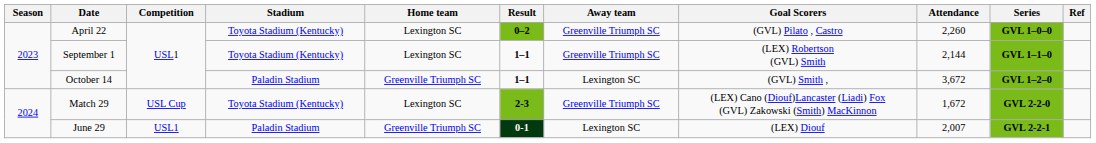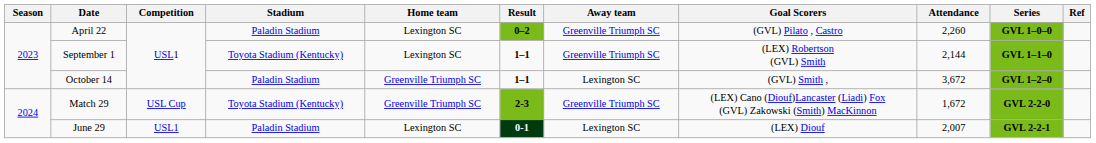(286, 31) Toyota Stadium (Kentucky) -> (286, 31) Paladin Stadium
(433, 104) Lexington SC -> (433, 104) Greenville Triumph SC
(433, 128) Greenville Triumph SC -> (433, 128) Lexington SC
